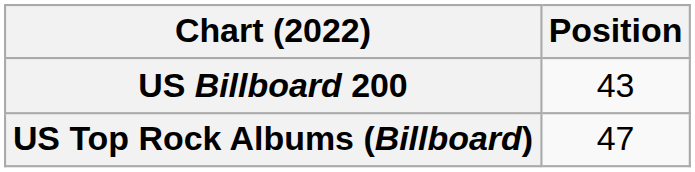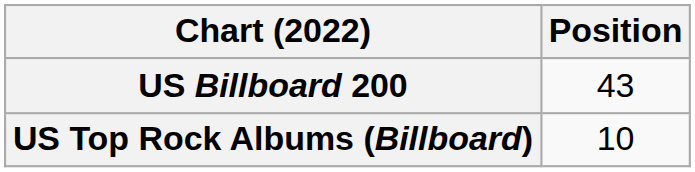(616, 138) 47 -> (616, 138) 10
